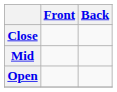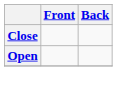- row: (23, 55)
